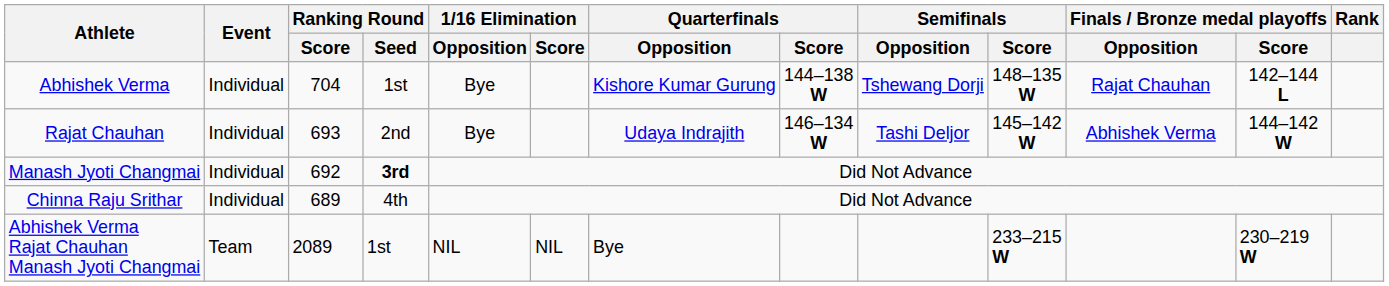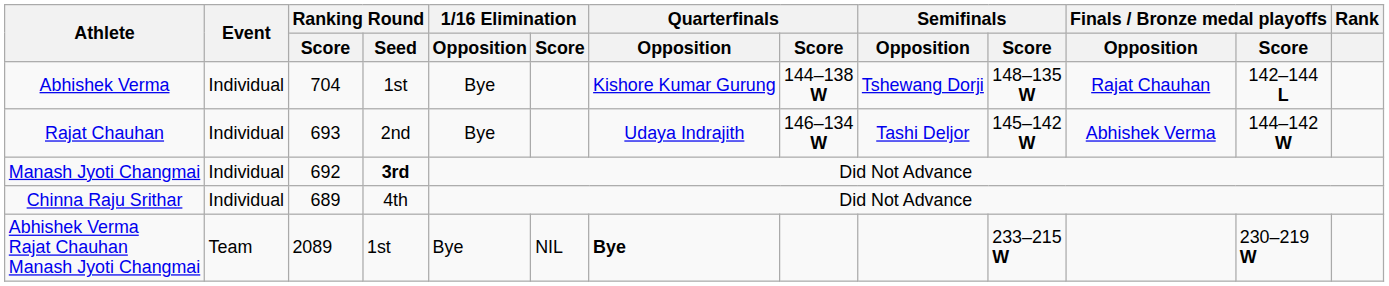(447, 248) NIL -> (448, 248) Bye
(608, 248) normal -> (609, 248) bold
